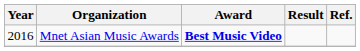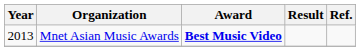(21, 35) 2016 -> (21, 35) 2013
